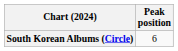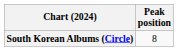(154, 38) 6 -> (154, 38) 8
